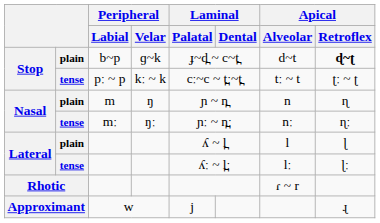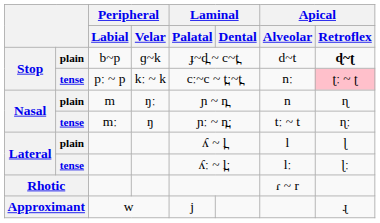(287, 79) tː ~ t -> (287, 79) nː
(345, 79) no background -> (345, 79) pink background
(150, 100) ŋ -> (150, 100) ŋː
(150, 121) ŋː -> (150, 121) ŋ
(287, 121) nː -> (287, 121) tː ~ t
